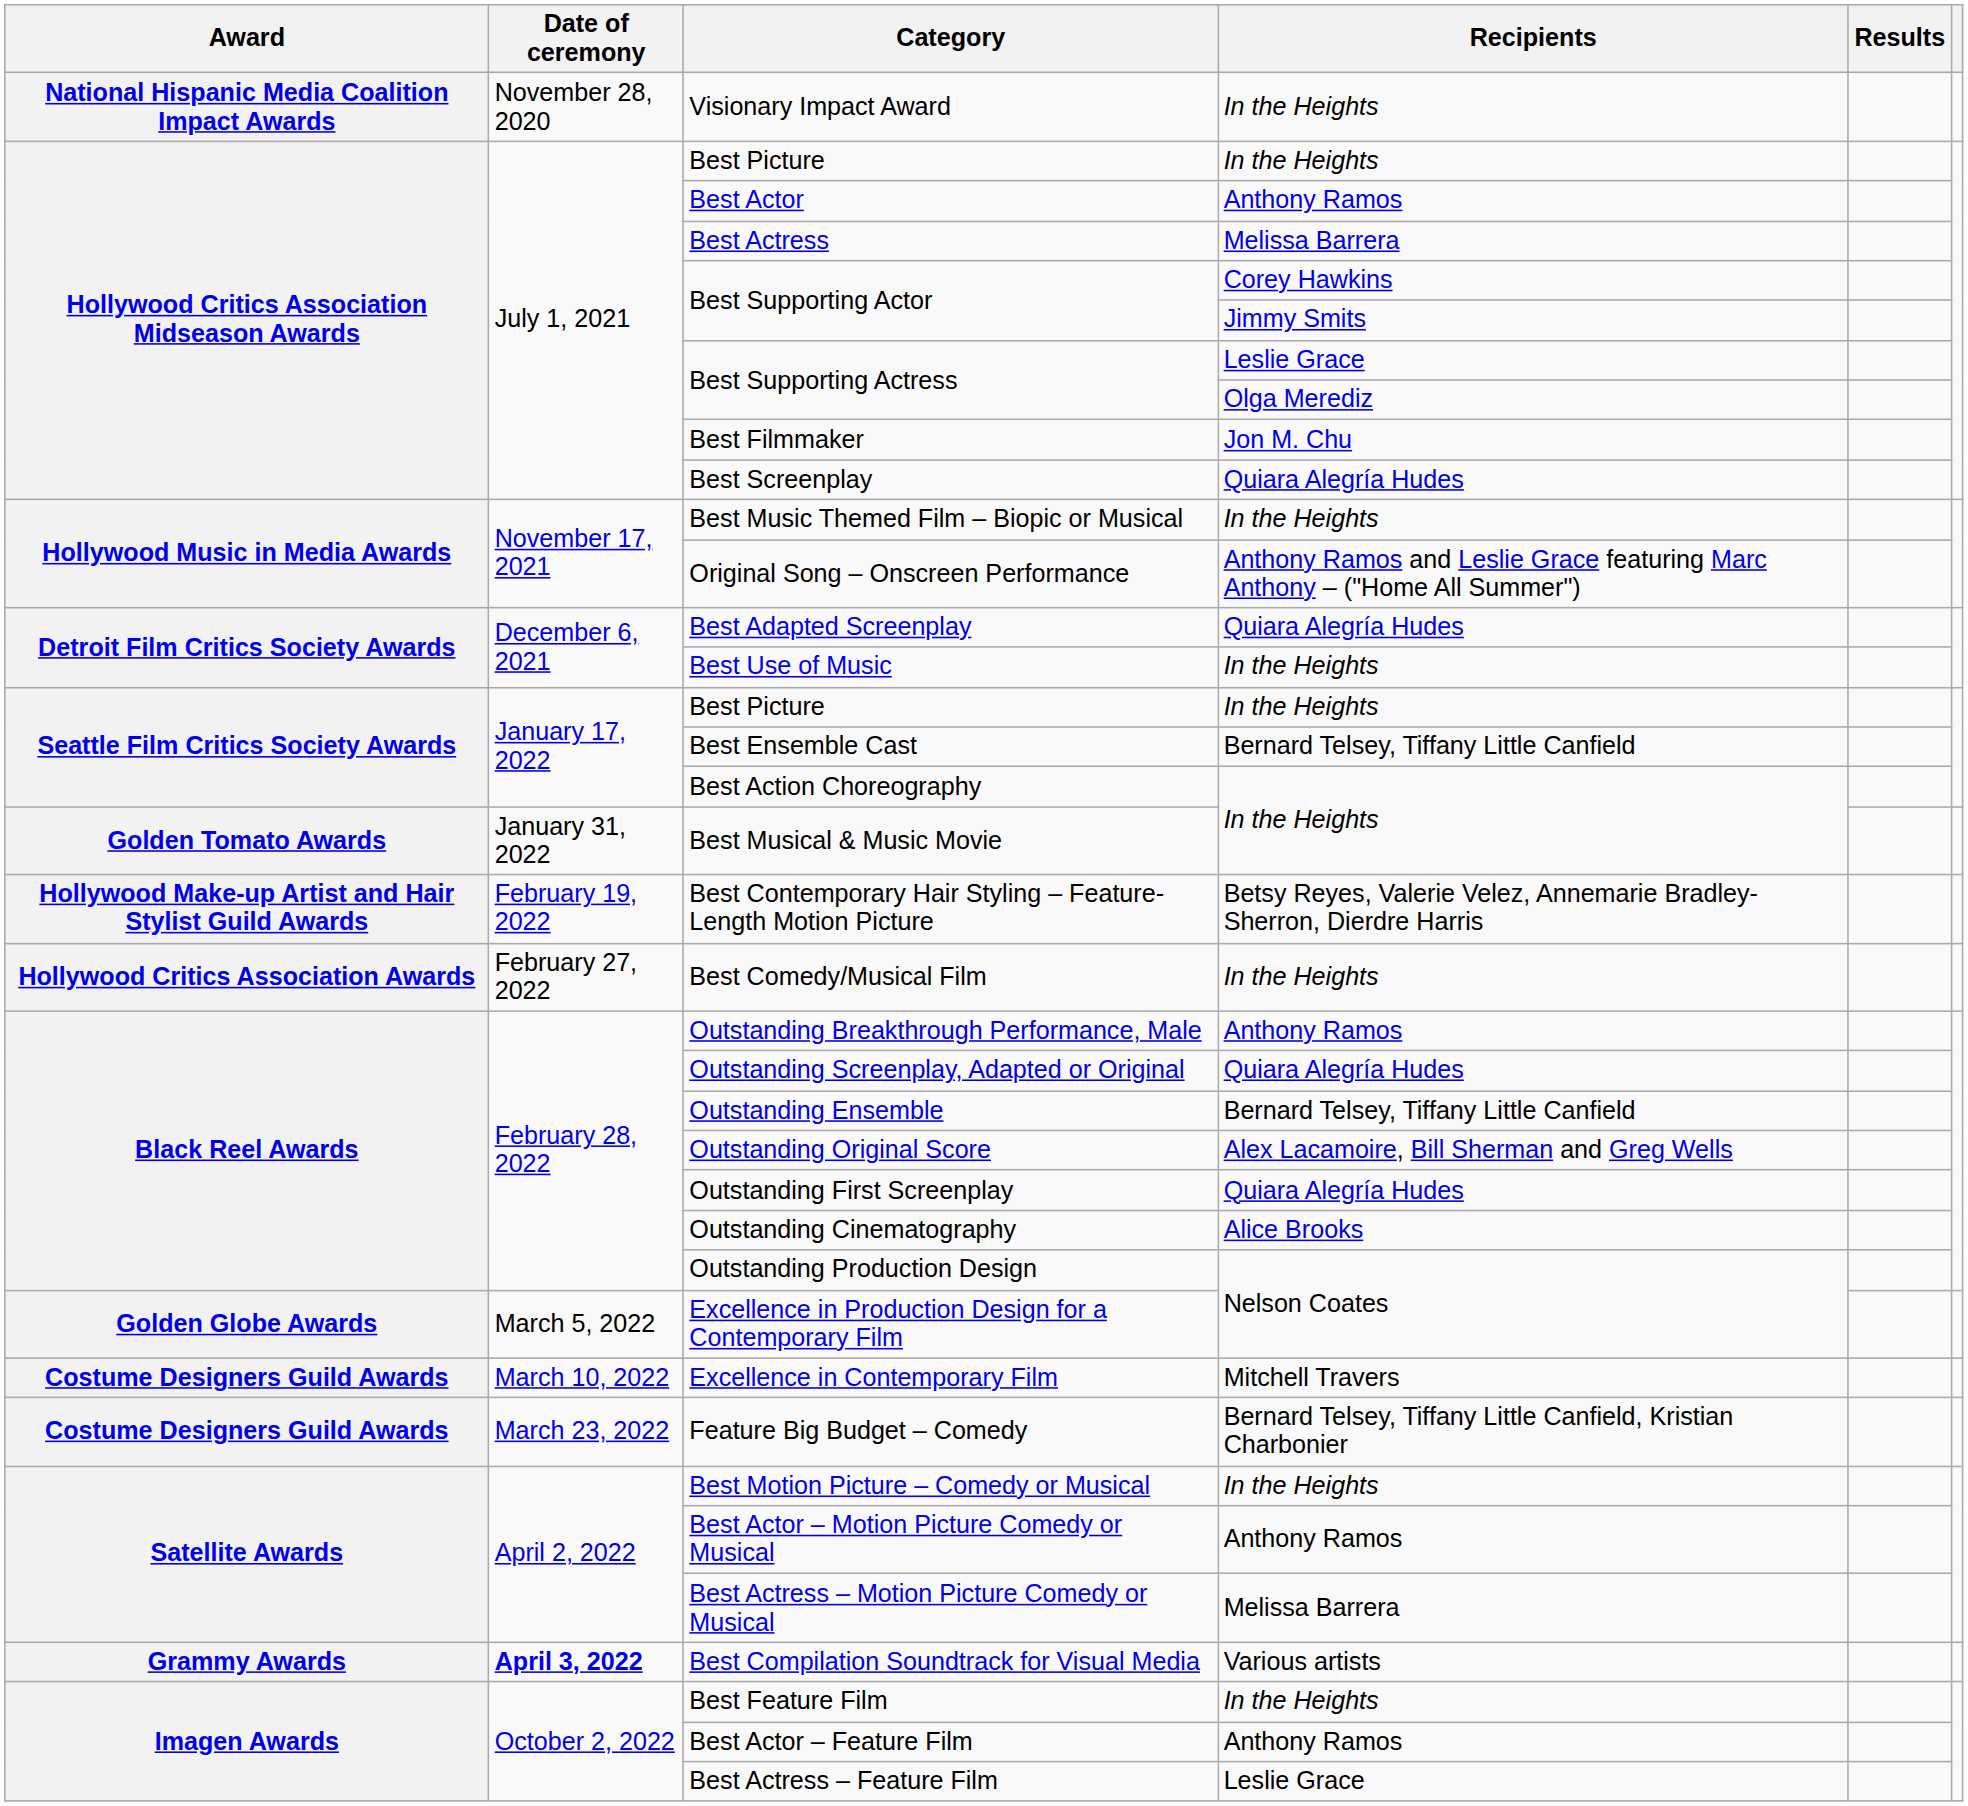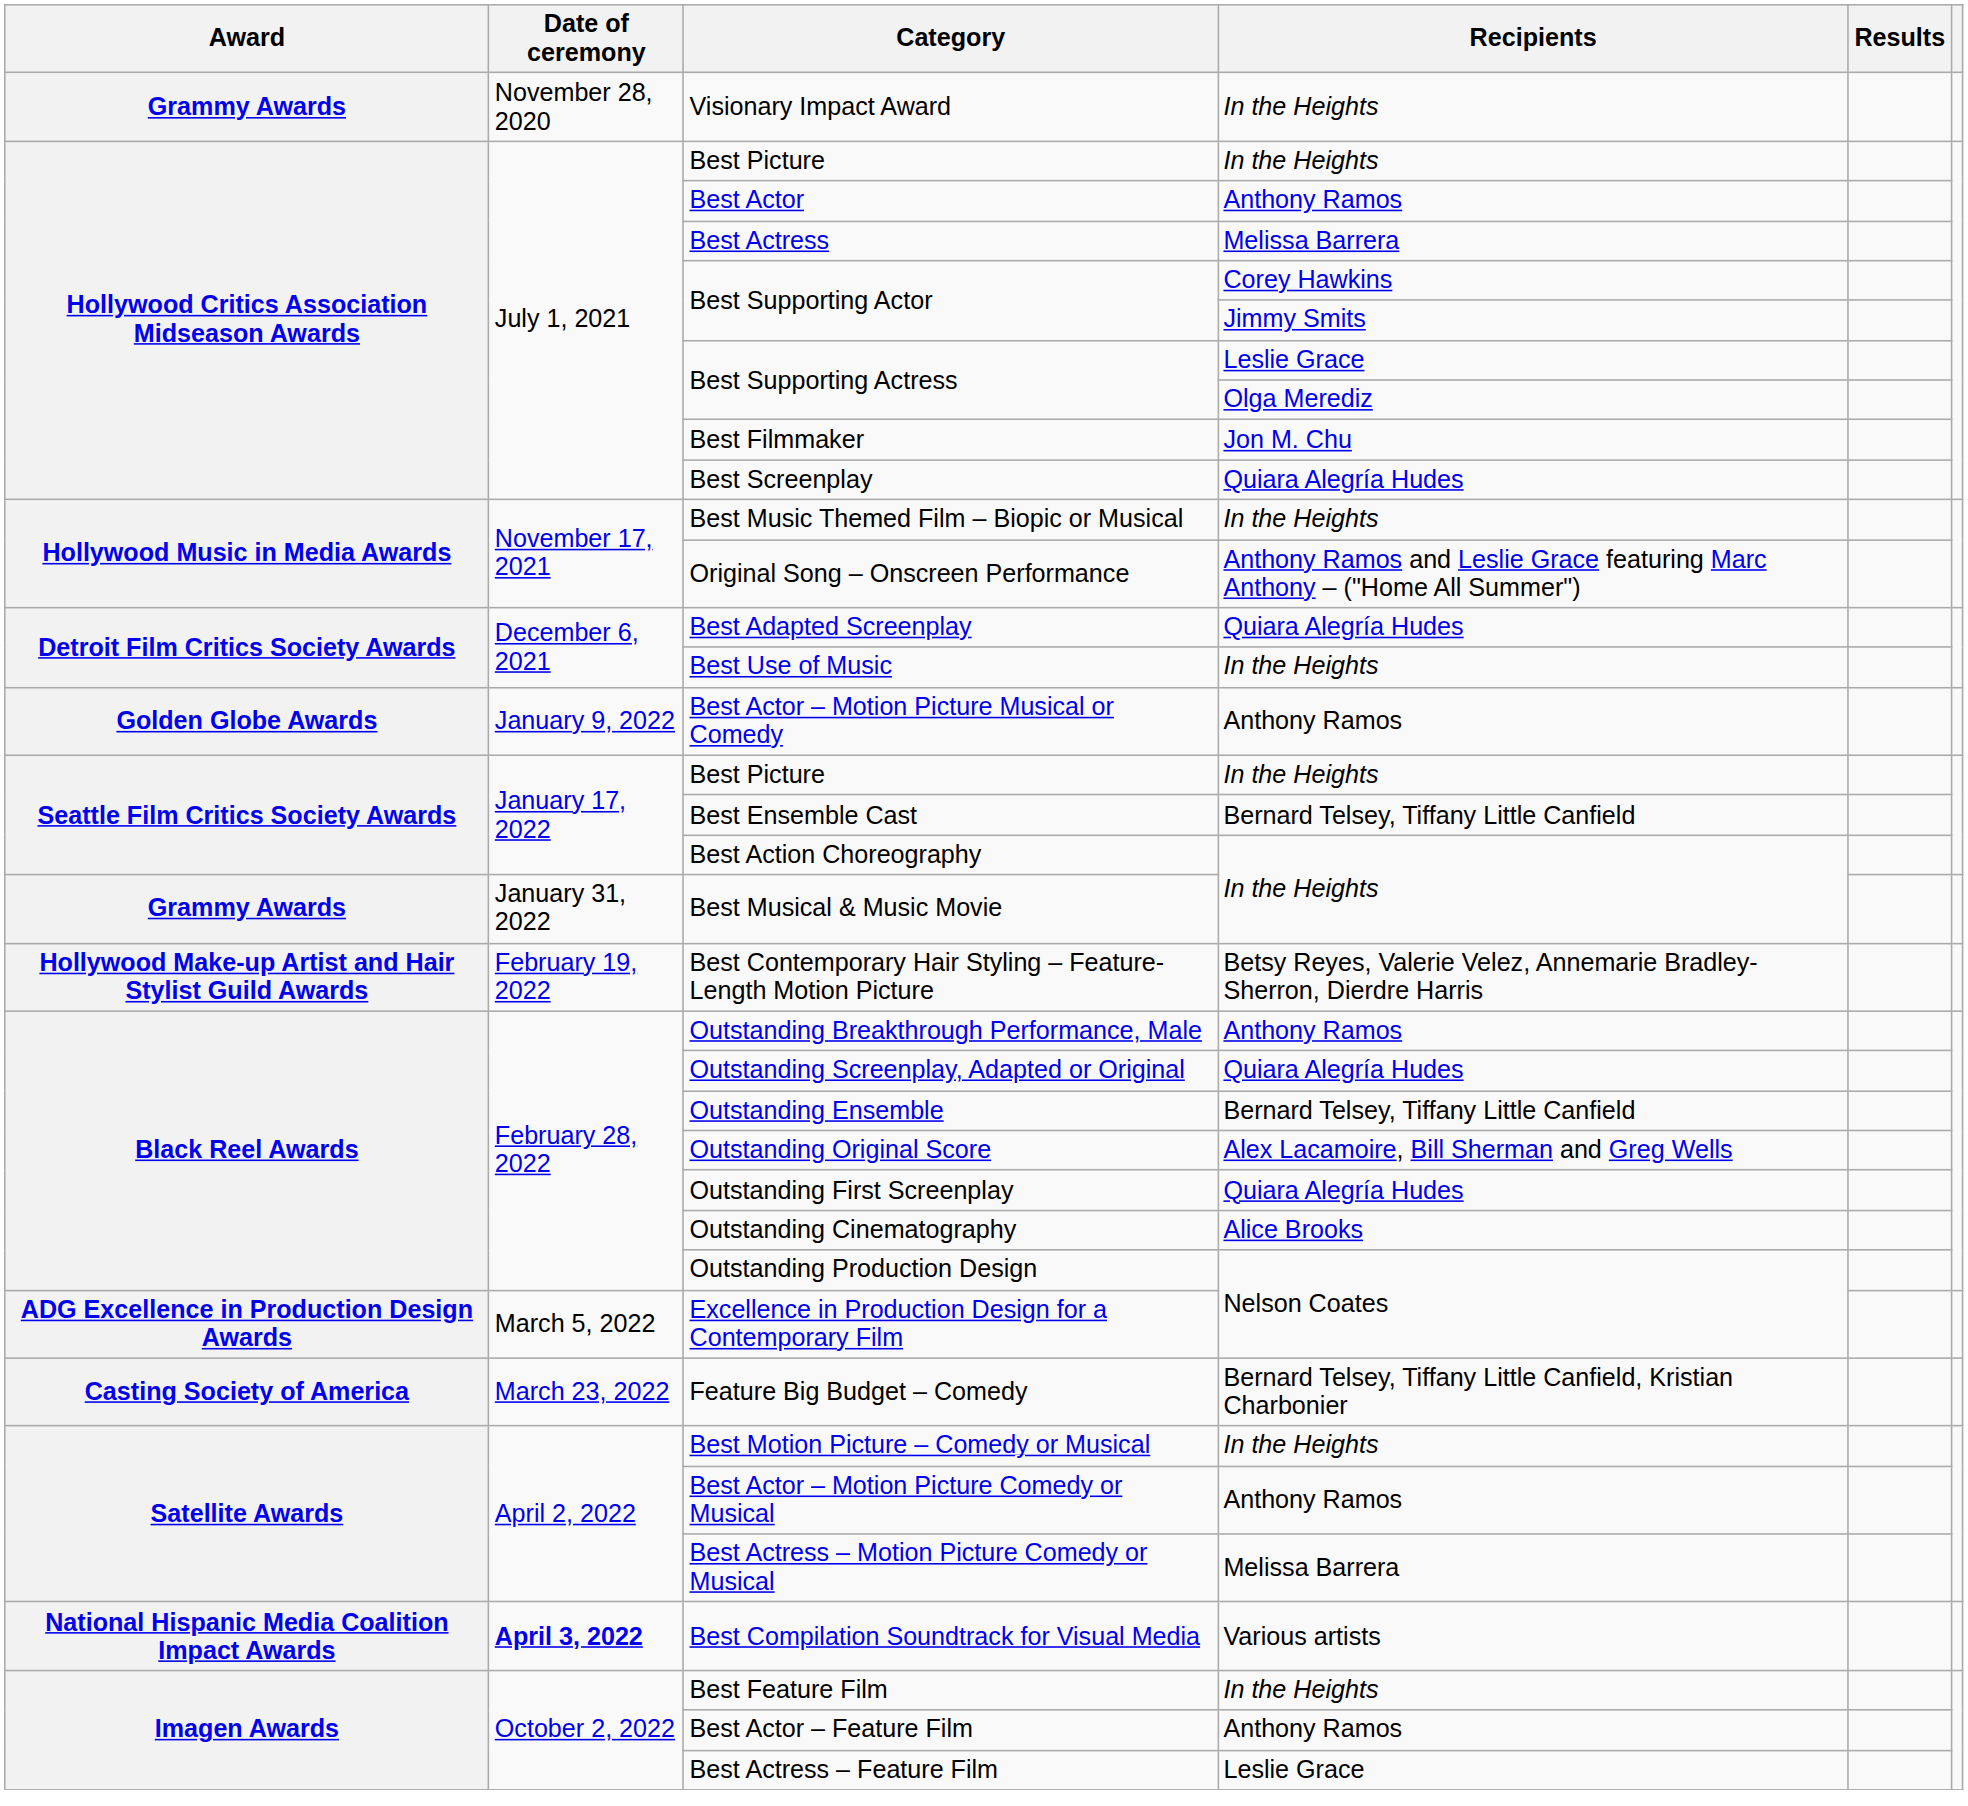(247, 106) National Hispanic Media Coalition Impact Awards -> (247, 106) Grammy Awards
+ row: (902, 720)
(247, 840) Golden Tomato Awards -> (247, 908) Grammy Awards
- row: (838, 976)
(247, 1323) Golden Globe Awards -> (247, 1323) ADG Excellence in Production Design Awards
- row: (874, 1377)
(247, 1431) Costume Designers Guild Awards -> (247, 1391) Casting Society of America
(247, 1661) Grammy Awards -> (247, 1635) National Hispanic Media Coalition Impact Awards
